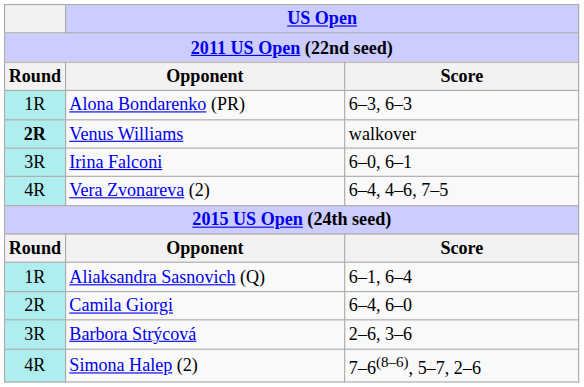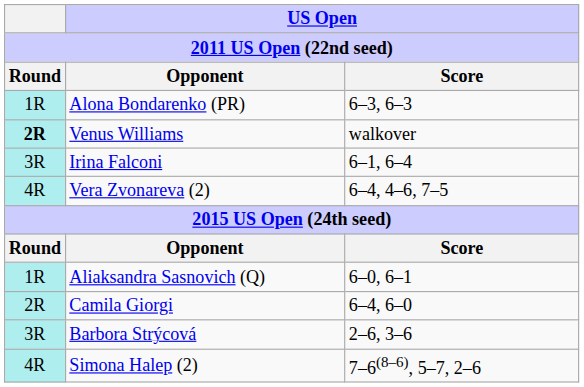(381, 162) 6–0, 6–1 -> (381, 162) 6–1, 6–4
(381, 276) 6–1, 6–4 -> (381, 276) 6–0, 6–1
